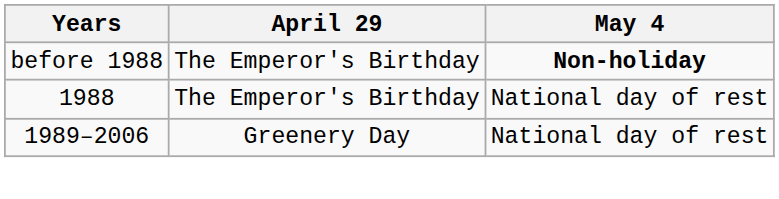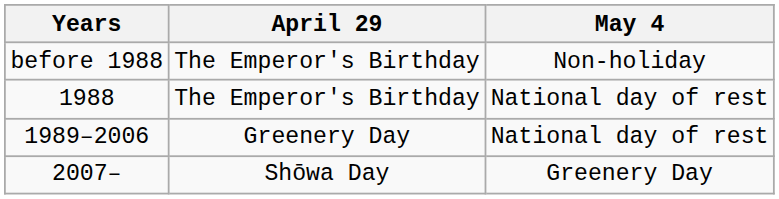(630, 61) bold -> (630, 61) normal
+ row: (87, 175)
